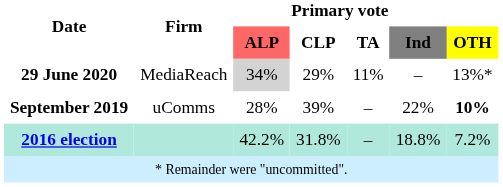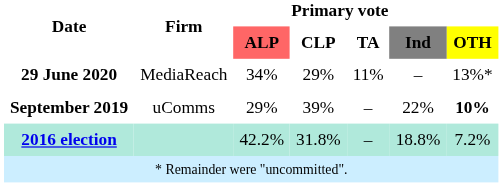(262, 74) lightgrey background -> (262, 74) no background
(262, 107) 28% -> (262, 107) 29%
